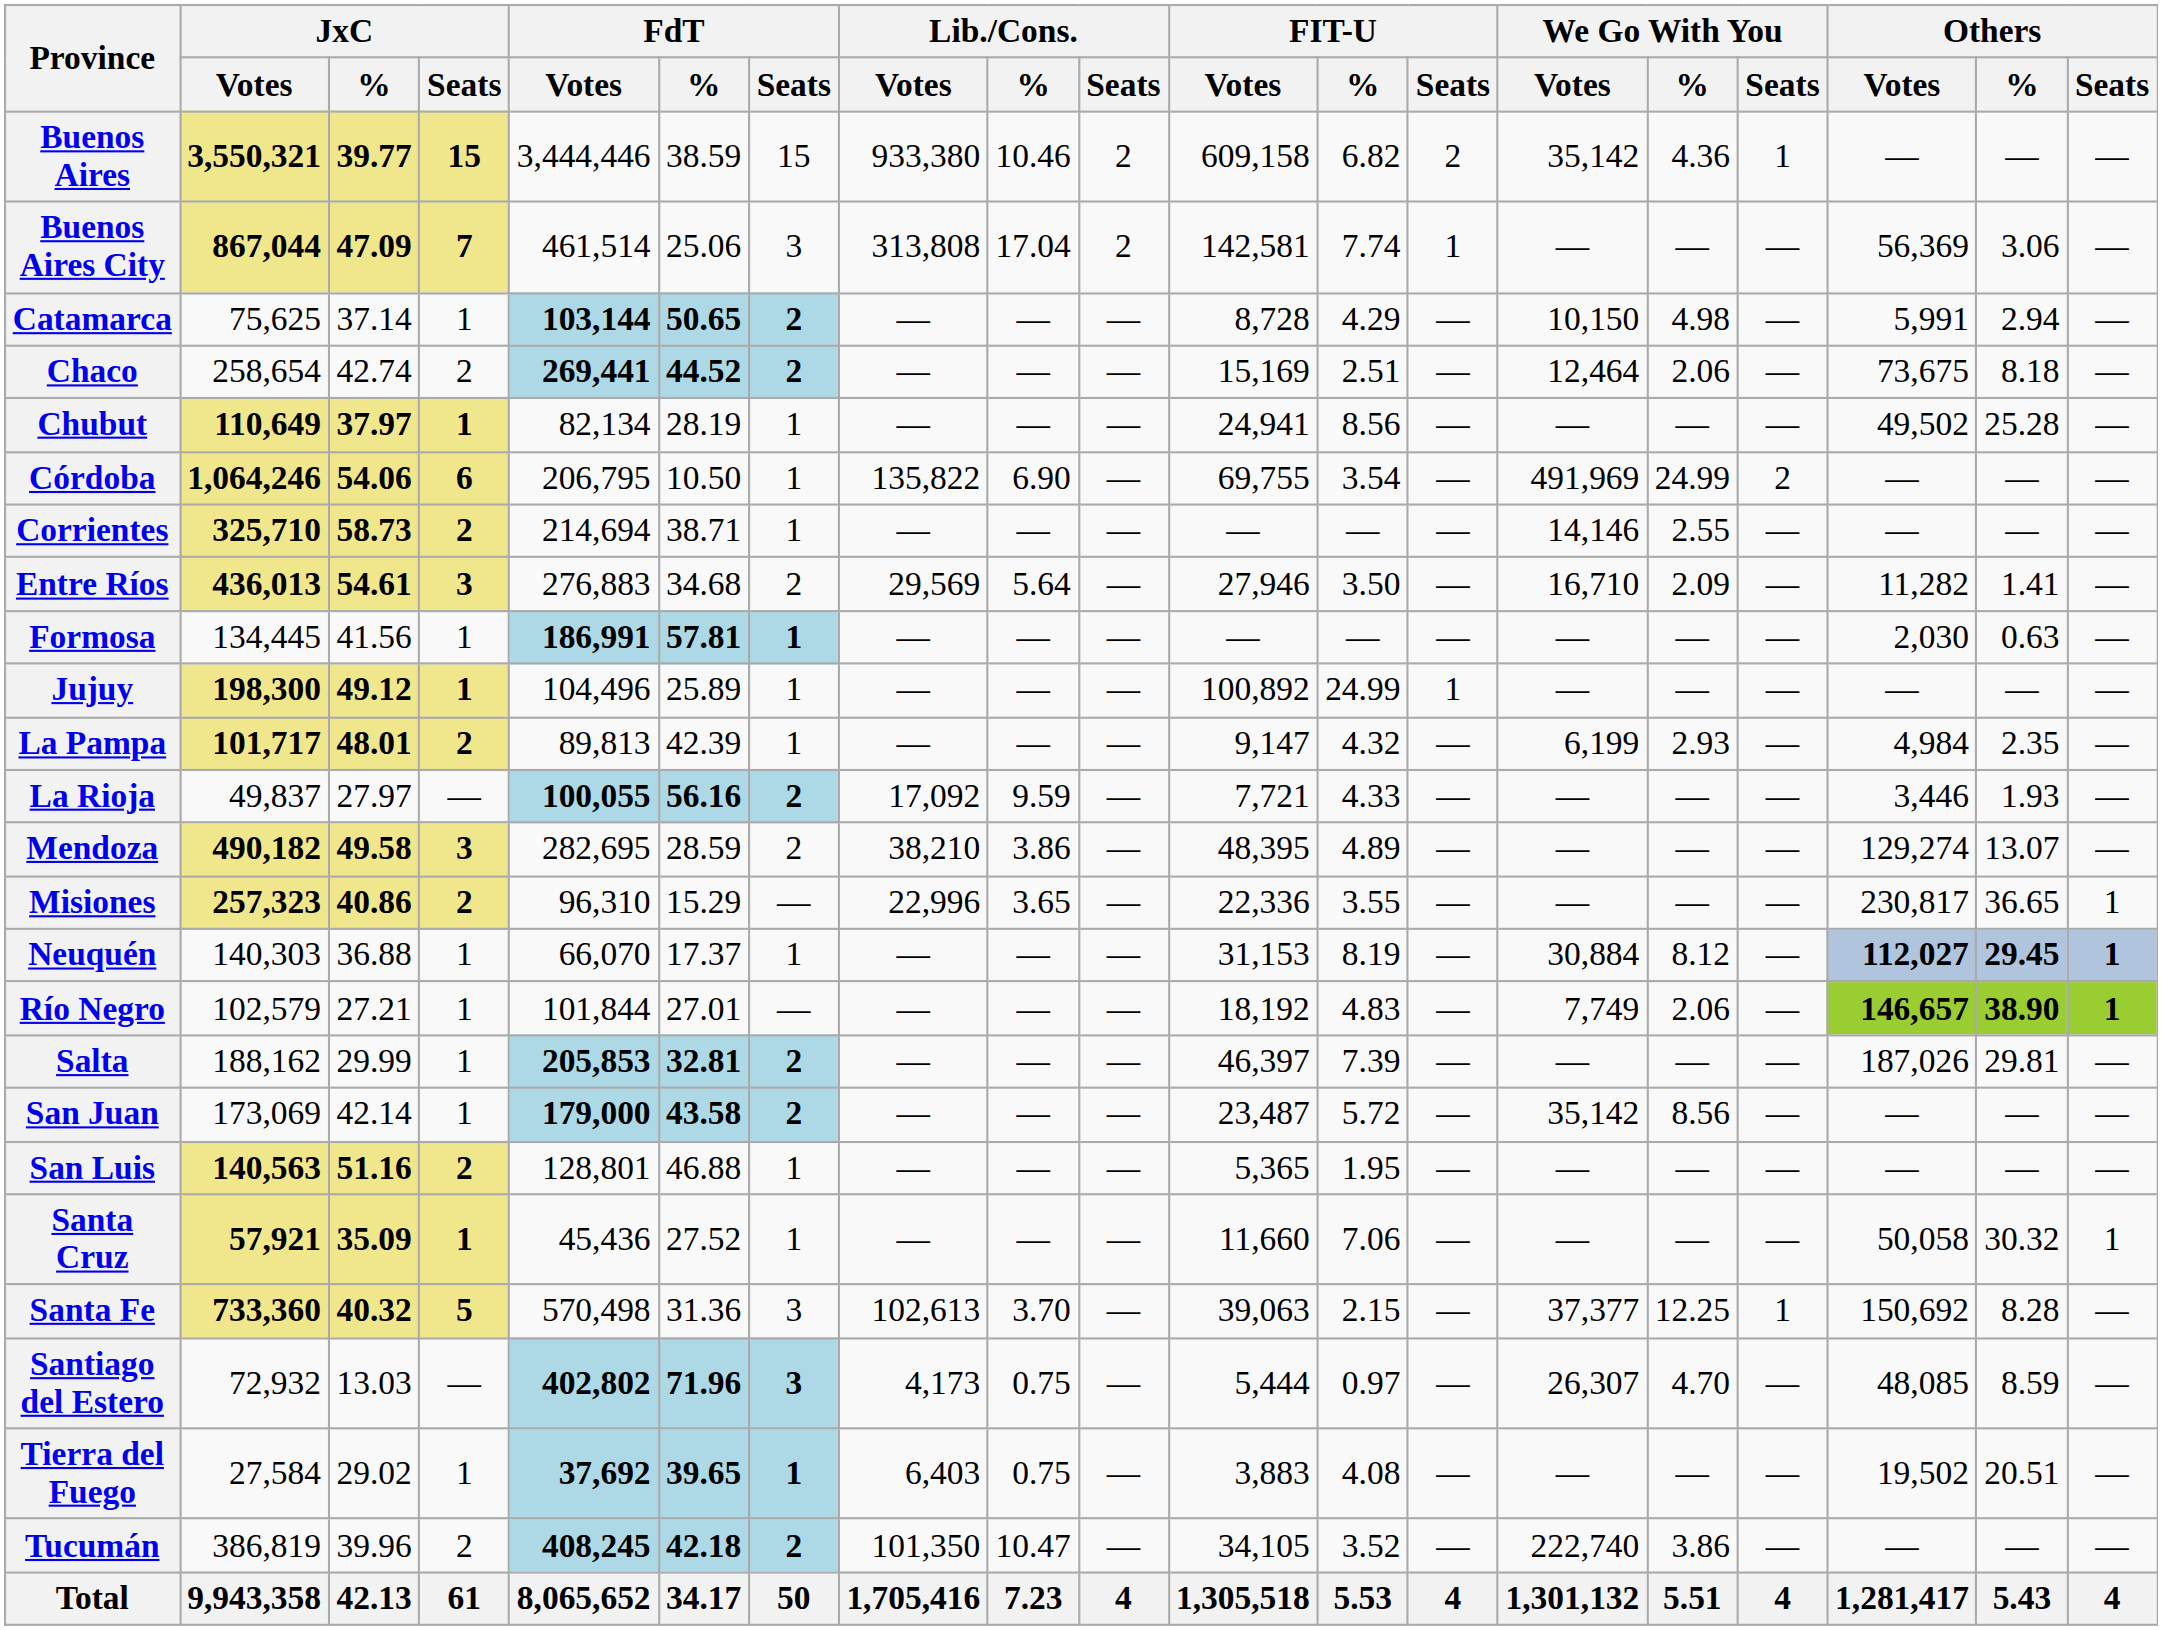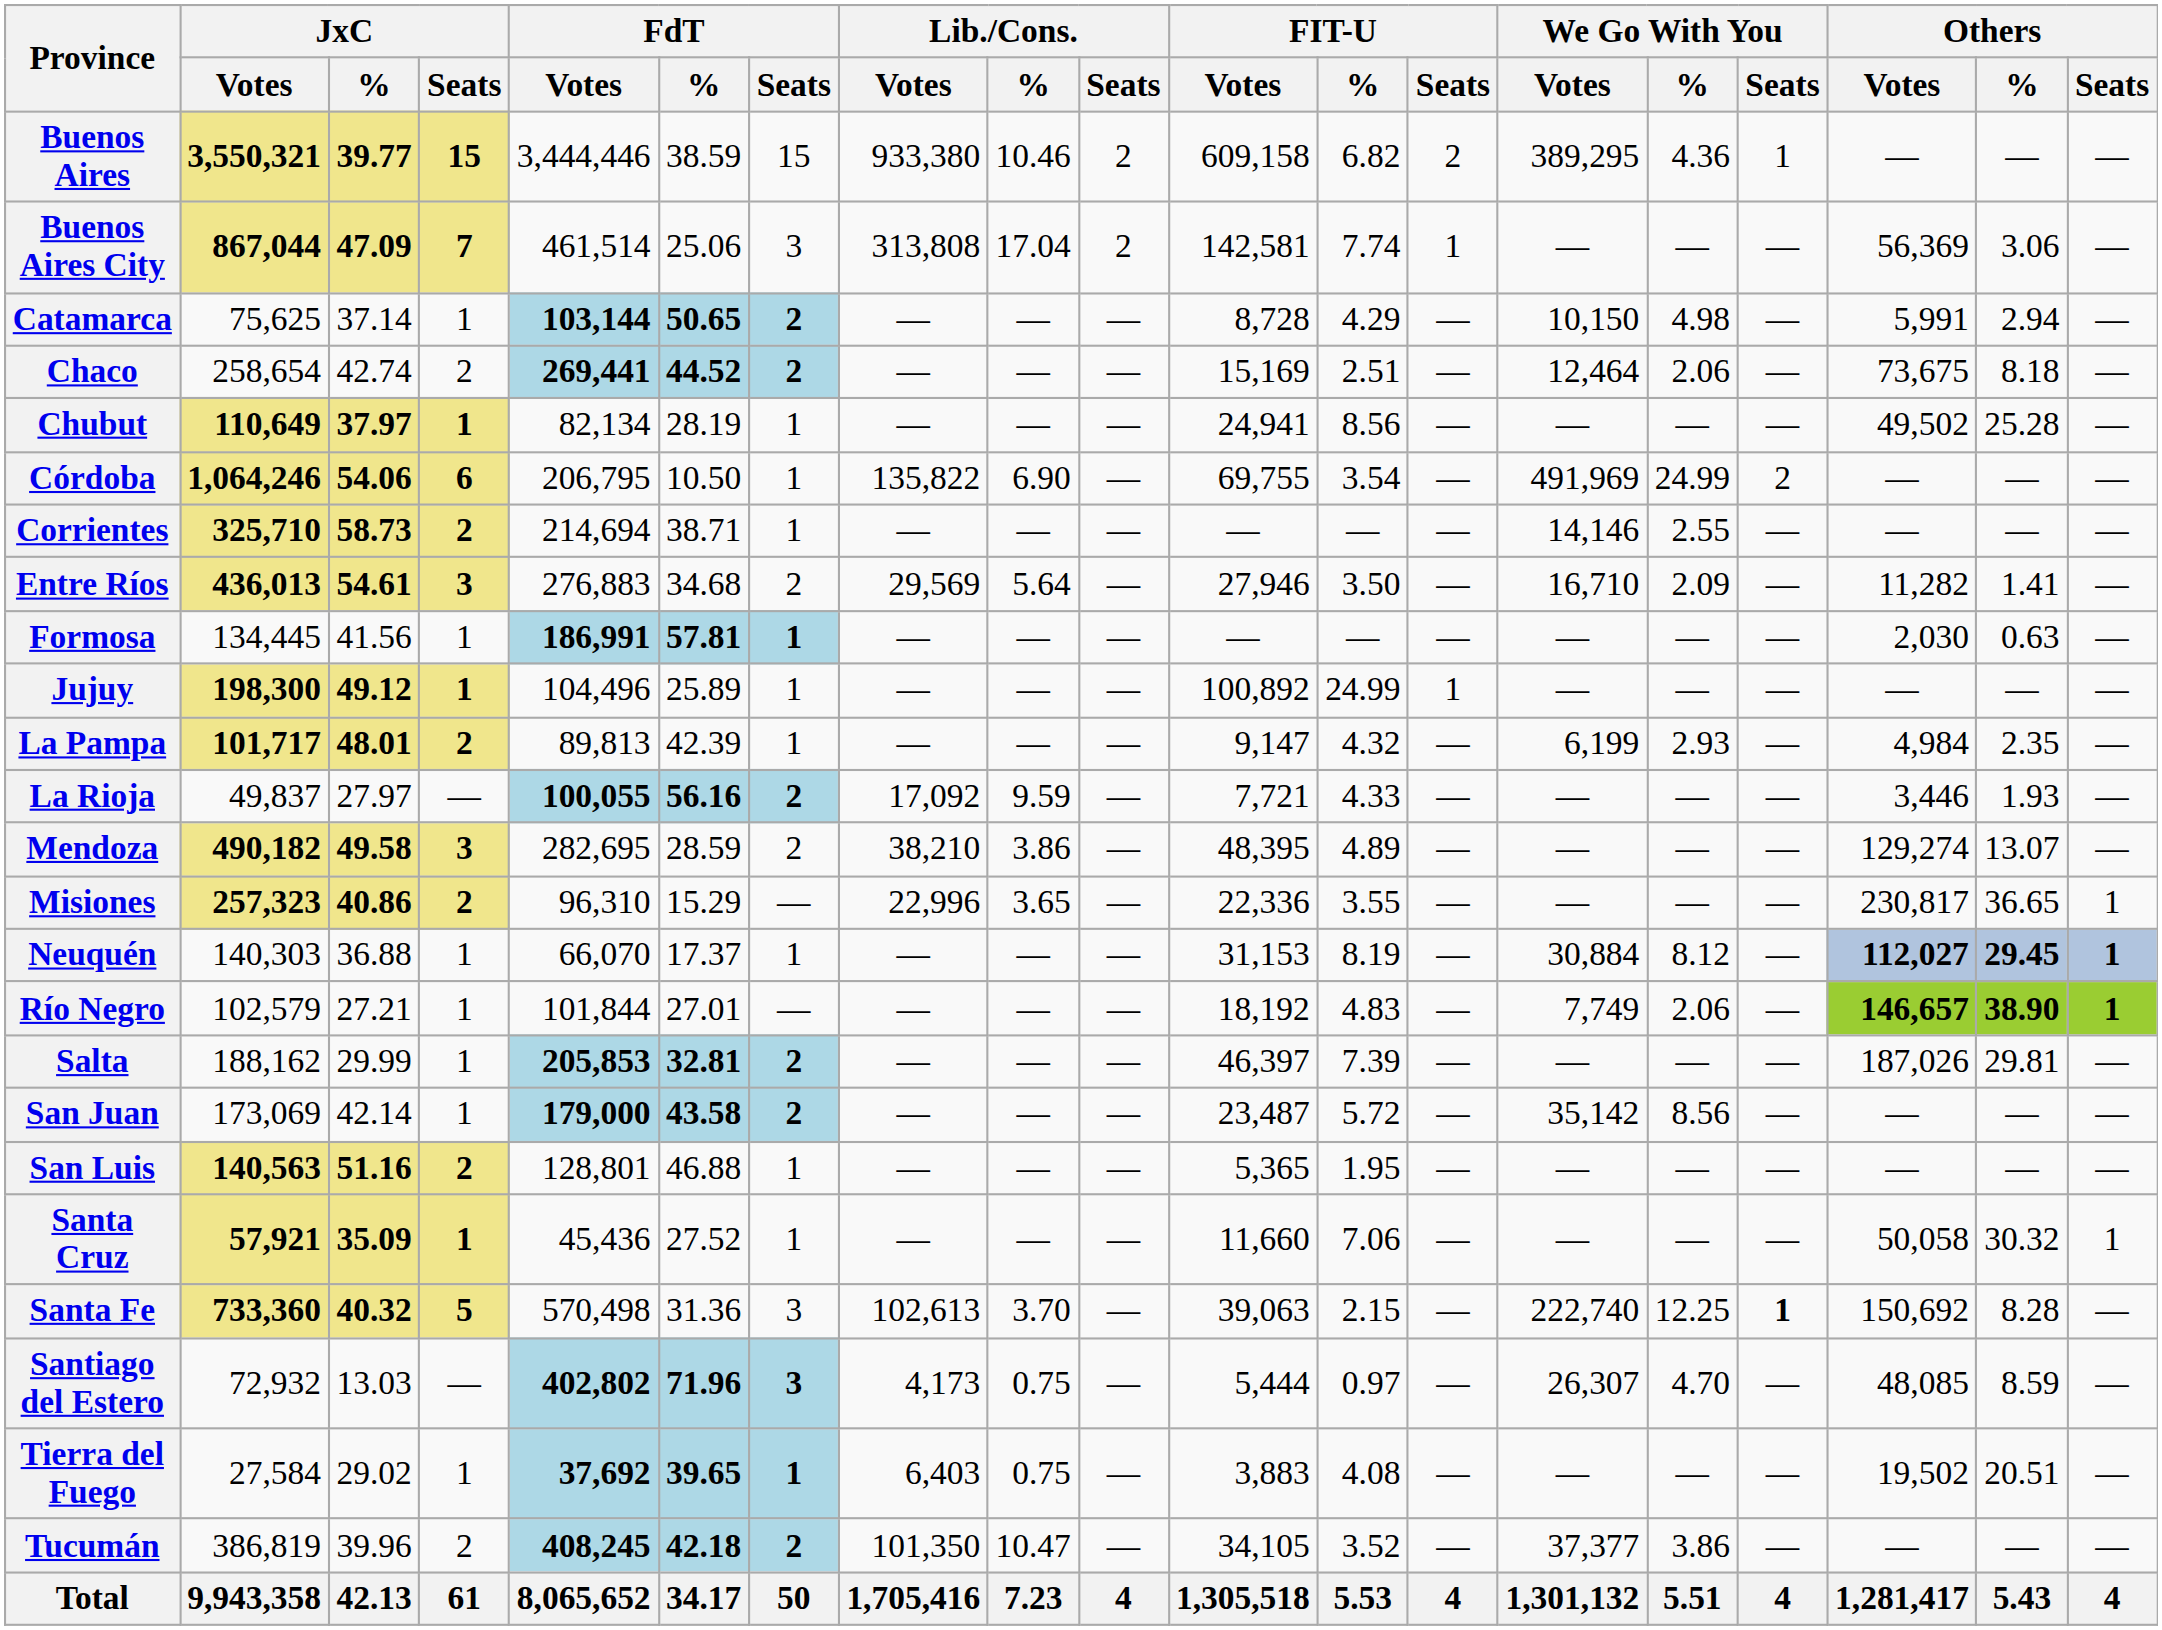(1593, 155) 35,142 -> (1585, 155) 389,295
(1593, 1310) 37,377 -> (1585, 1310) 222,740
(1783, 1310) normal -> (1783, 1310) bold
(1585, 1544) 222,740 -> (1593, 1544) 37,377
